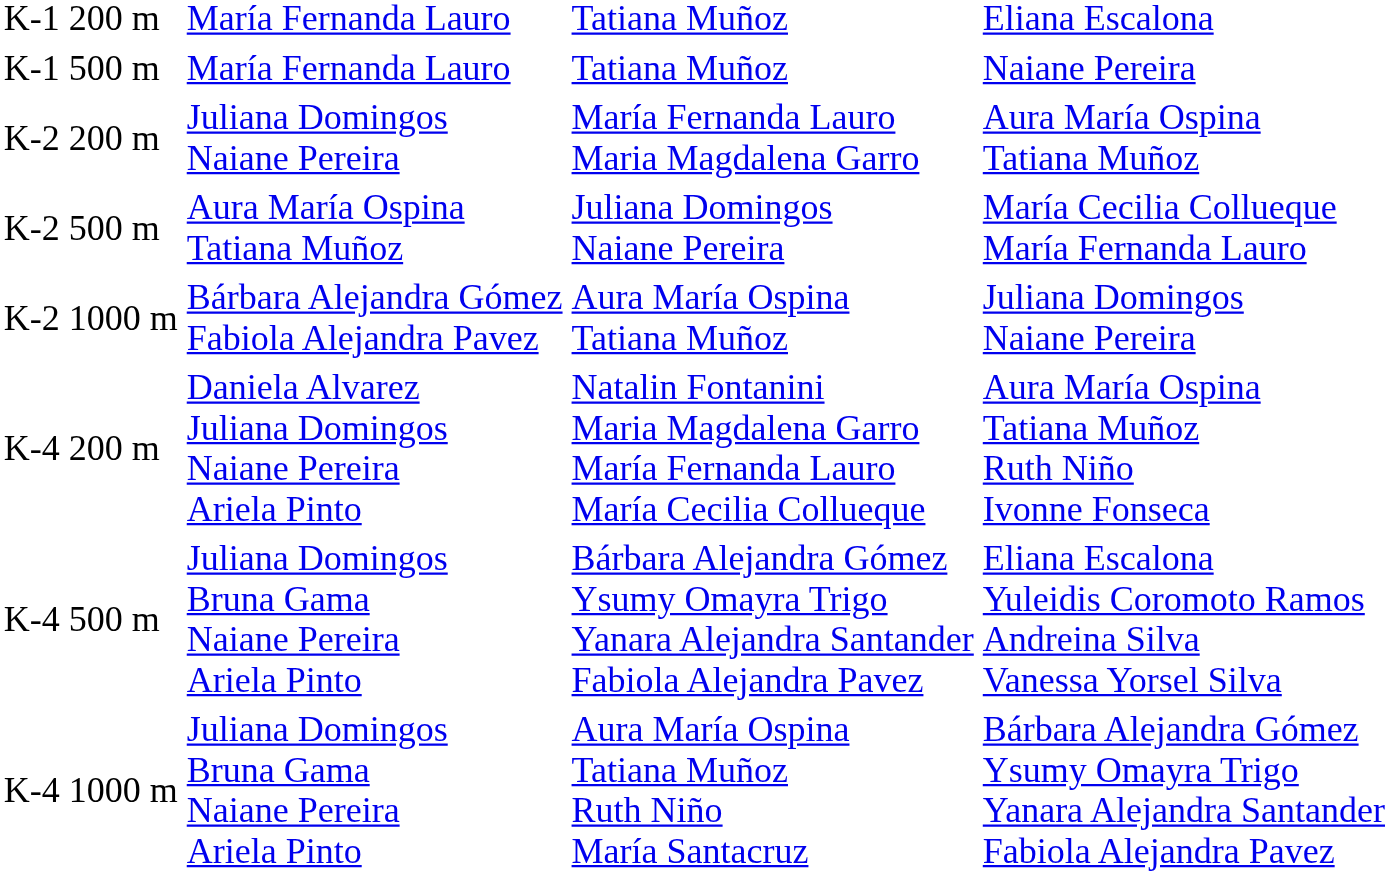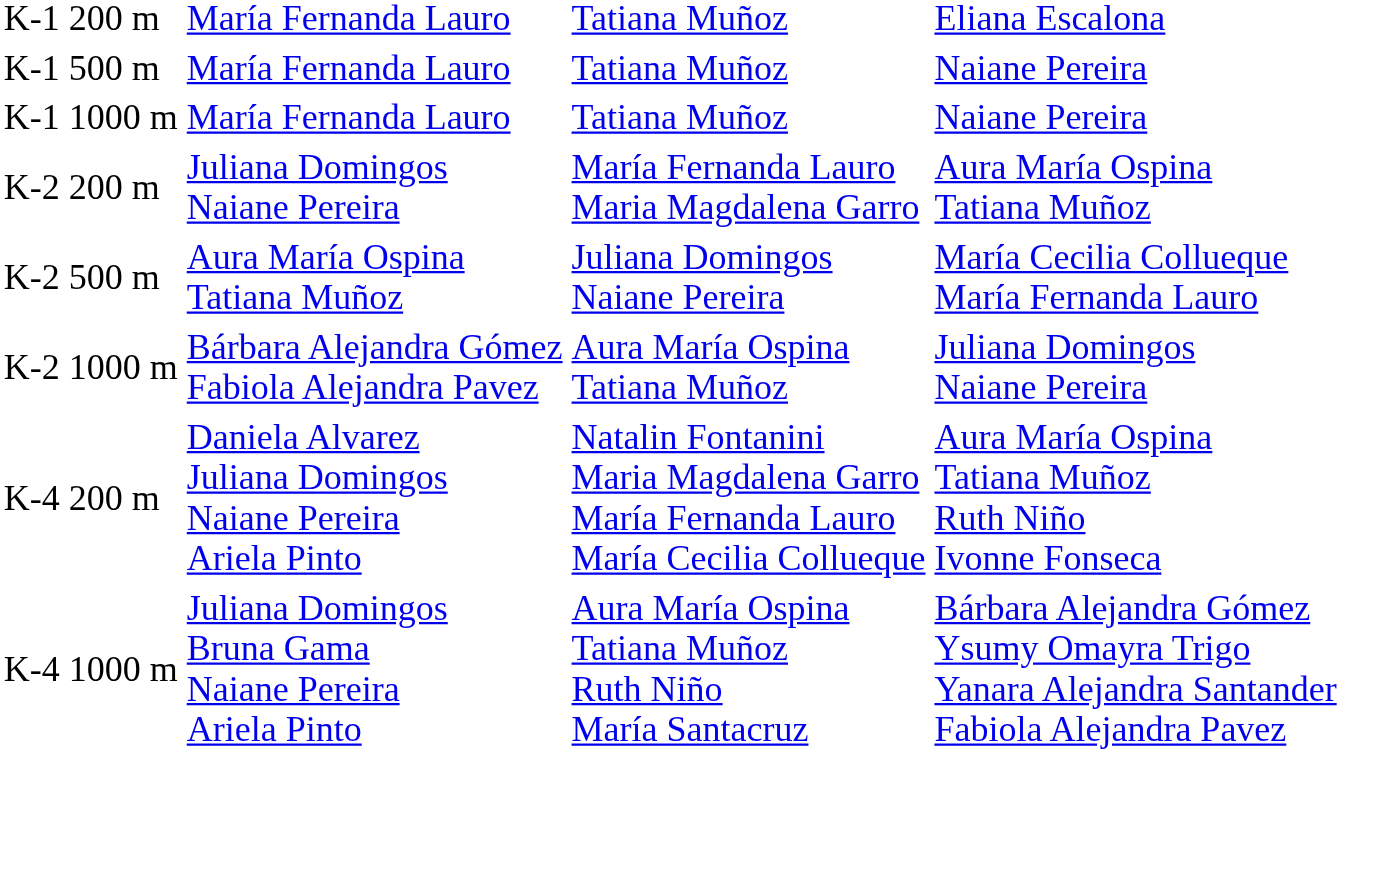+ row: (91, 117)
- row: (82, 619)
